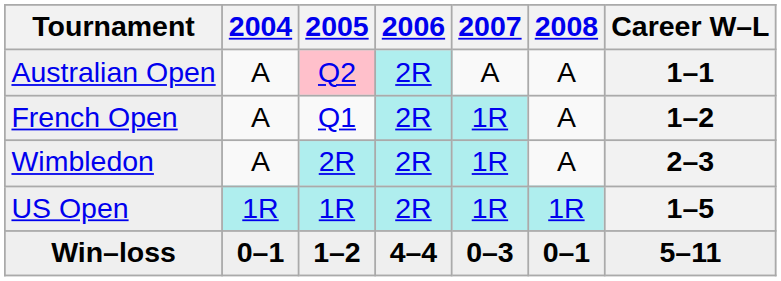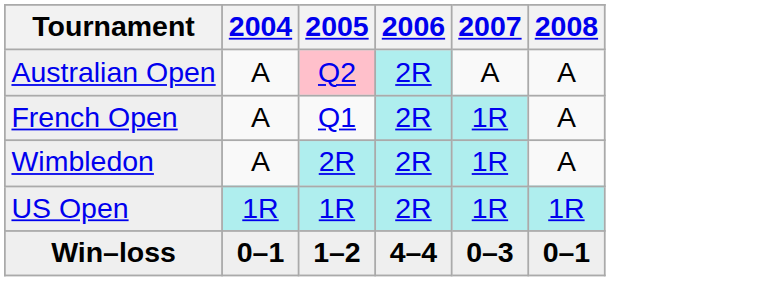- column: (690, 27)
